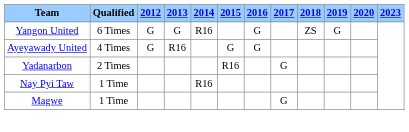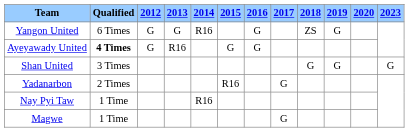(114, 48) normal -> (114, 48) bold
+ row: (47, 65)
